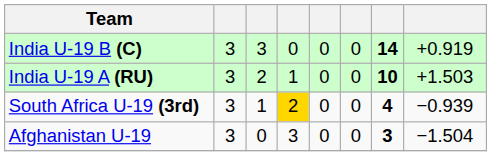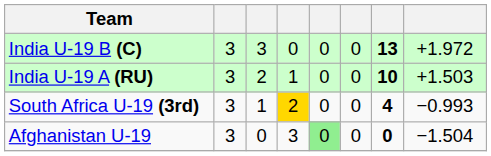(387, 48) 14 -> (387, 48) 13
(445, 48) +0.919 -> (445, 48) +1.972
(445, 106) −0.939 -> (445, 106) −0.993
(324, 135) no background -> (324, 135) lightgreen background
(387, 135) 3 -> (387, 135) 0
